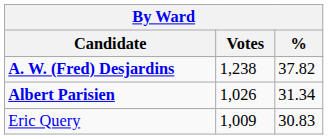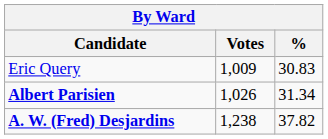rows swapped: (91, 69) <-> (44, 120)
